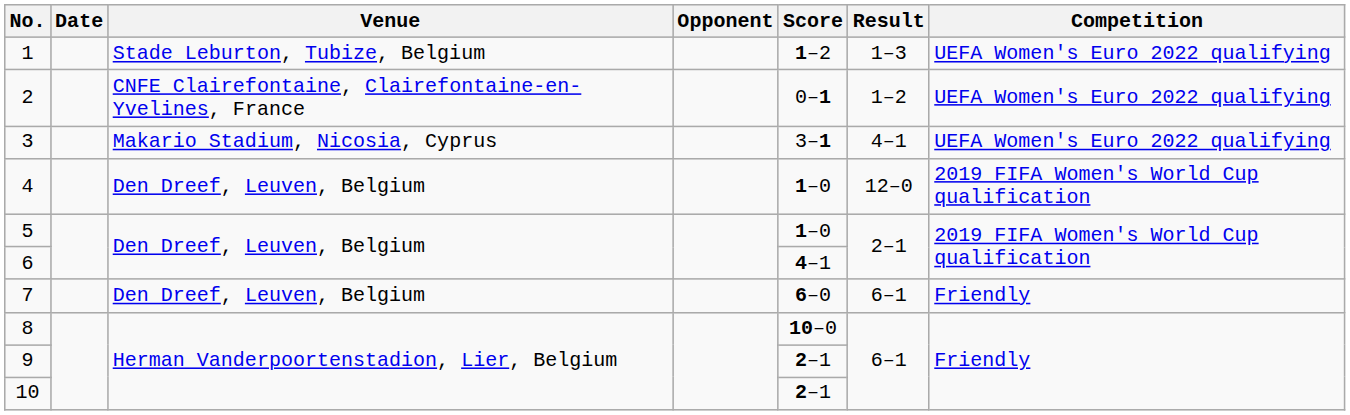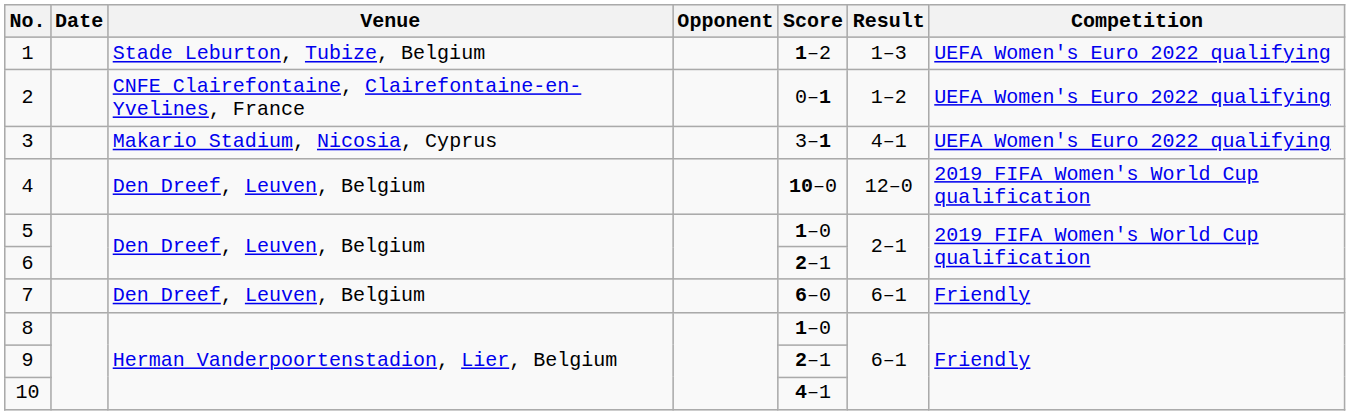(813, 186) 1–0 -> (813, 186) 10–0
(813, 263) 4–1 -> (813, 263) 2–1
(813, 328) 10–0 -> (813, 328) 1–0
(813, 394) 2–1 -> (813, 394) 4–1
